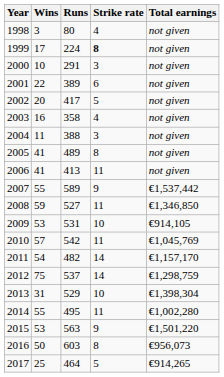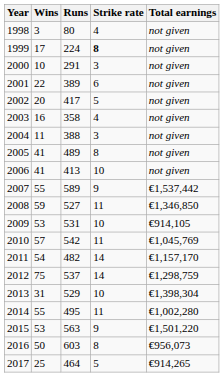(98, 170) 11 -> (99, 170) 10
